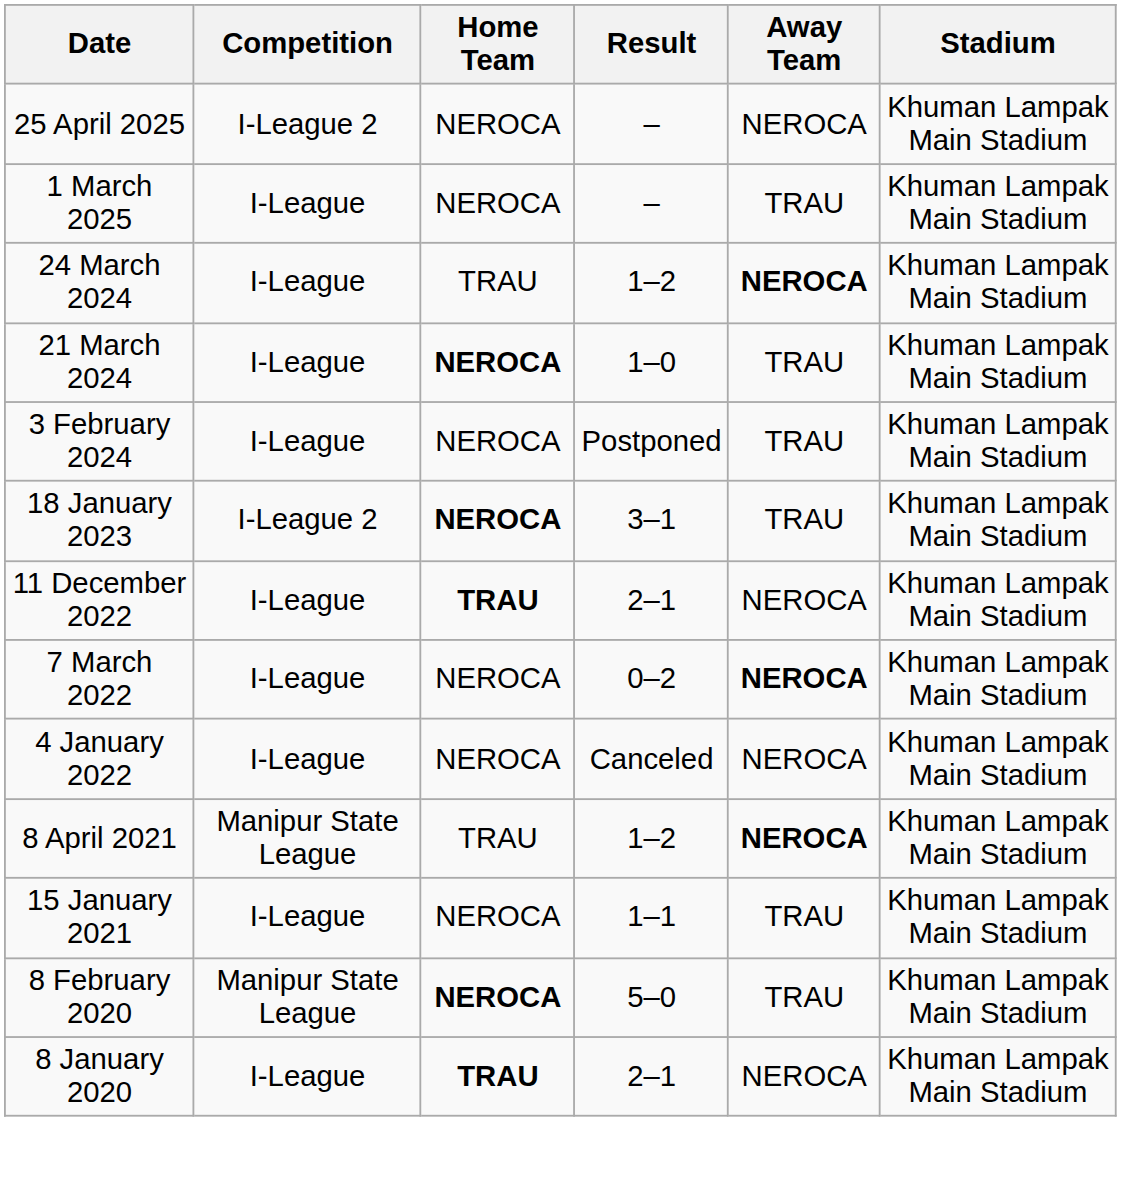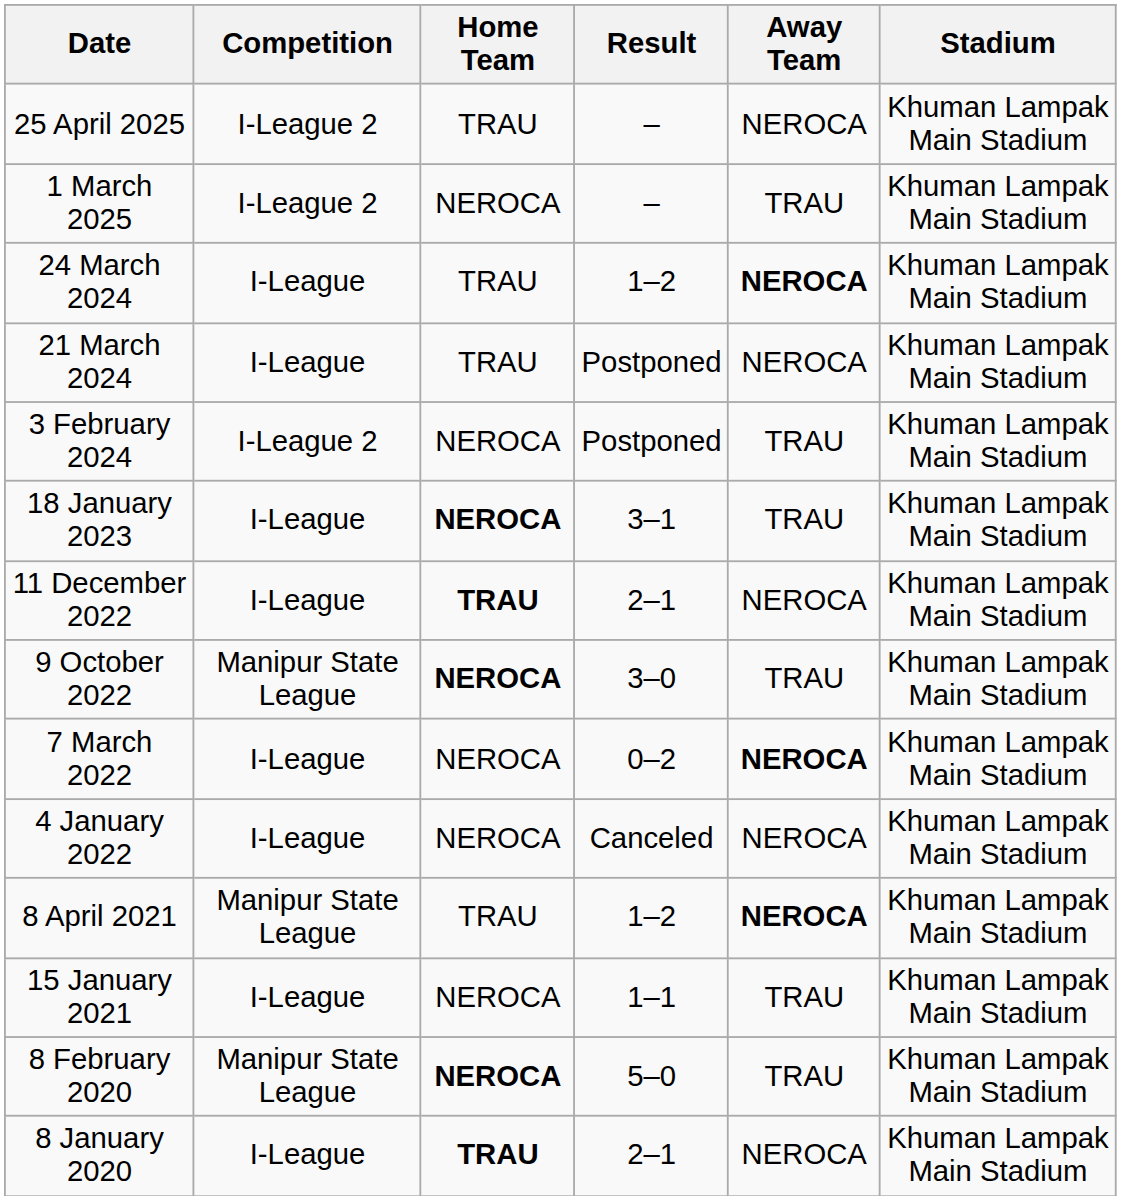(498, 123) NEROCA -> (498, 123) TRAU
(308, 202) I-League -> (308, 202) I-League 2
+ row: (99, 361)
- row: (99, 361)
(308, 441) I-League -> (308, 441) I-League 2
(308, 520) I-League 2 -> (308, 520) I-League
+ row: (99, 679)
